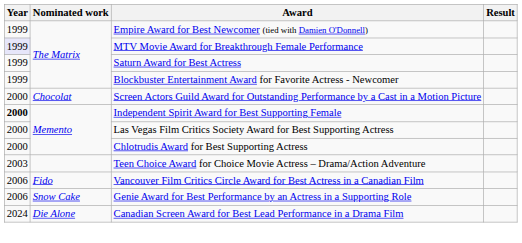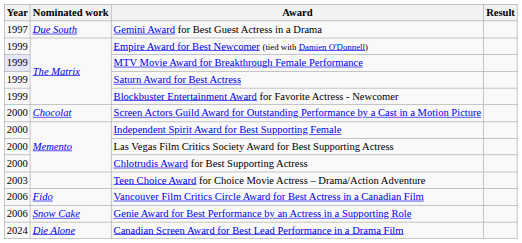+ row: (218, 29)
(17, 113) bold -> (17, 130) normal
